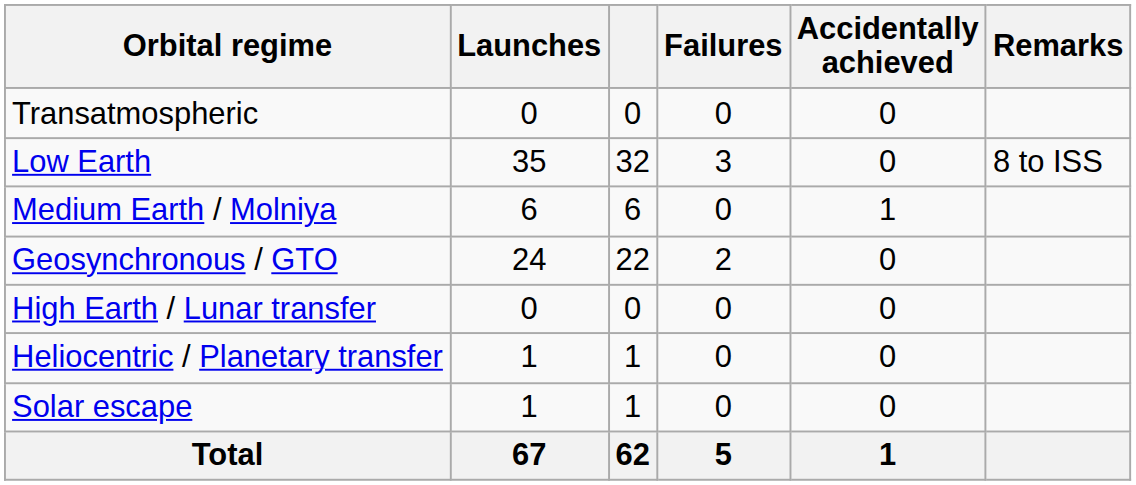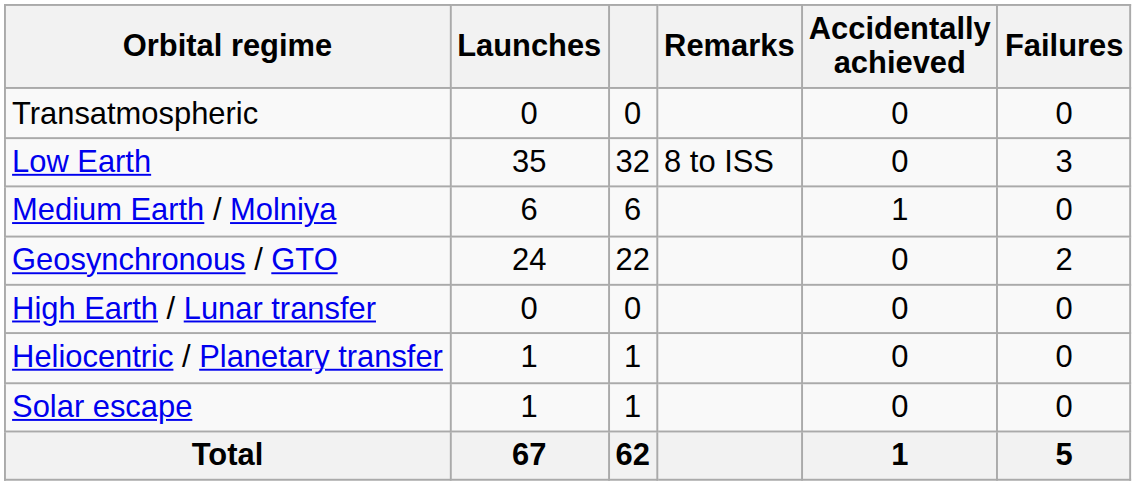columns swapped: (723, 46) <-> (1058, 46)
